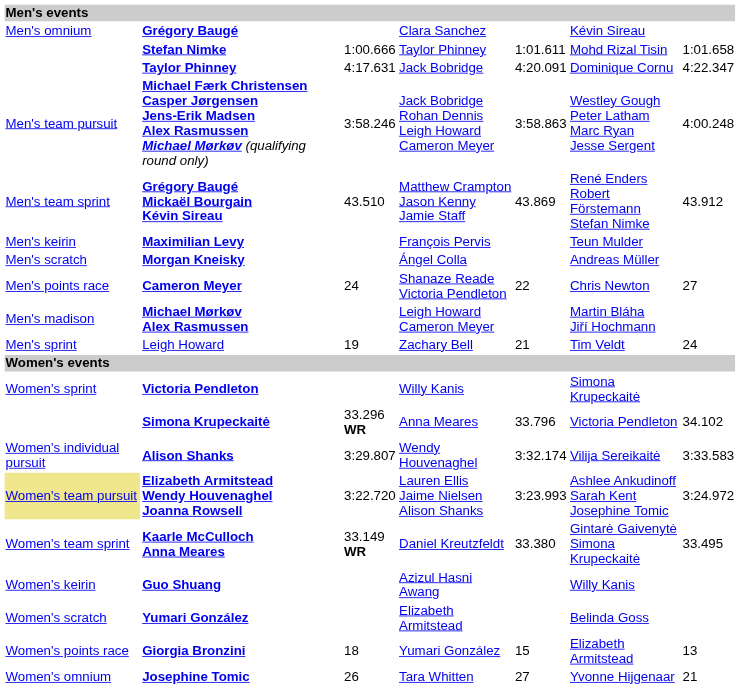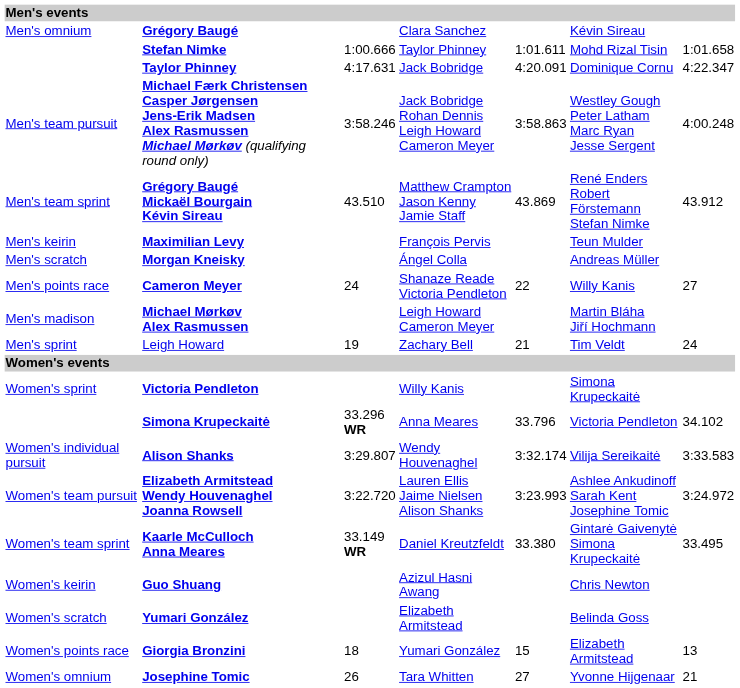(610, 286) Chris Newton -> (602, 286) Willy Kanis
(71, 496) khaki background -> (71, 496) no background
(602, 584) Willy Kanis -> (610, 584) Chris Newton
